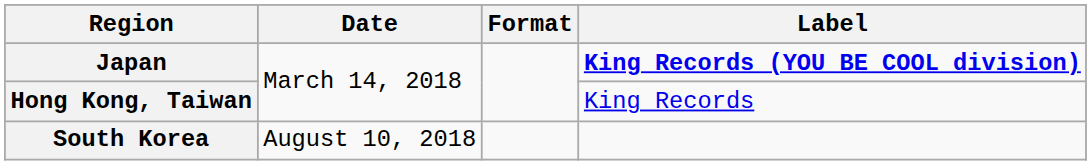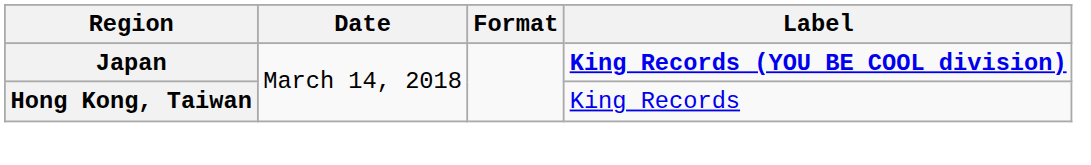- row: (131, 140)
